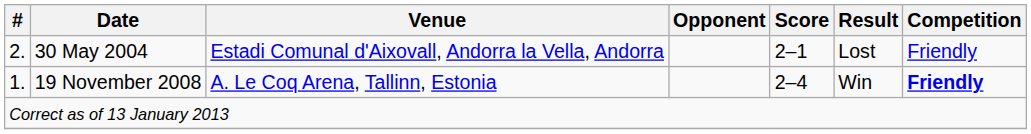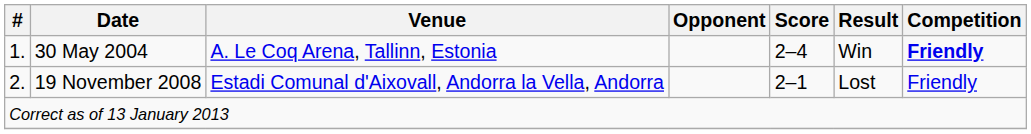(17, 51) 2. -> (17, 51) 1.
(437, 51) Estadi Comunal d'Aixovall, Andorra la Vella, Andorra -> (353, 51) A. Le Coq Arena, Tallinn, Estonia
(791, 51) 2–1 -> (791, 51) 2–4
(857, 51) Lost -> (855, 51) Win
(942, 51) normal -> (945, 51) bold
(17, 82) 1. -> (17, 82) 2.
(353, 82) A. Le Coq Arena, Tallinn, Estonia -> (437, 82) Estadi Comunal d'Aixovall, Andorra la Vella, Andorra
(791, 82) 2–4 -> (791, 82) 2–1
(855, 82) Win -> (857, 82) Lost
(945, 82) bold -> (942, 82) normal
